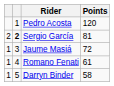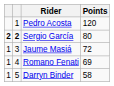(8, 36) normal -> (9, 36) bold
(87, 36) 81 -> (87, 36) 80
(87, 62) 61 -> (87, 62) 69
